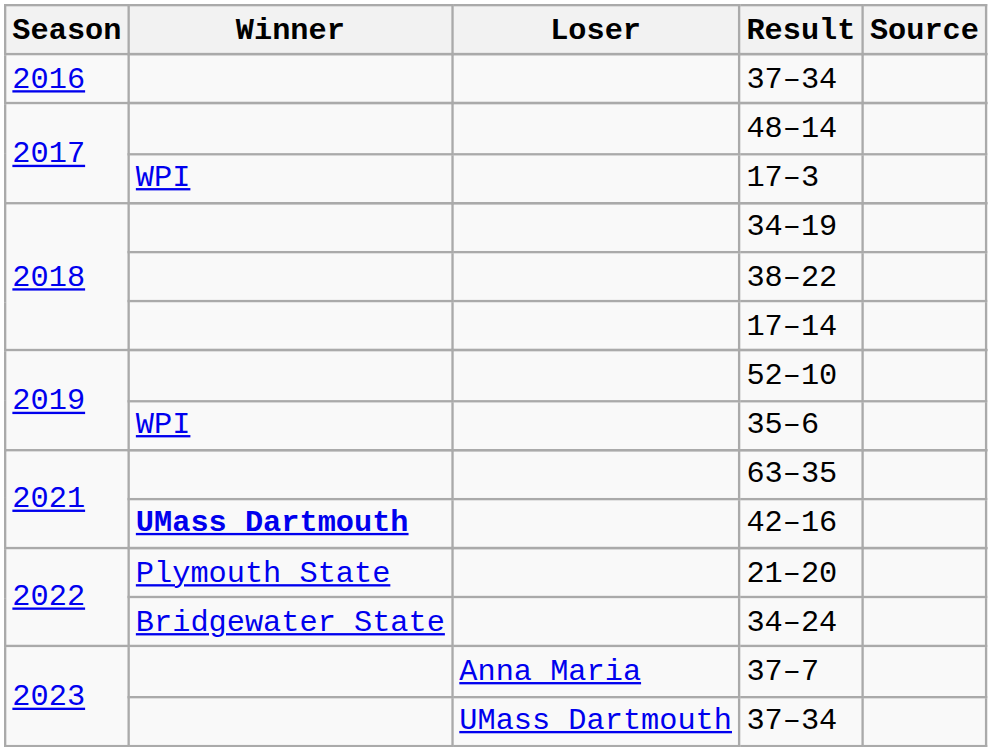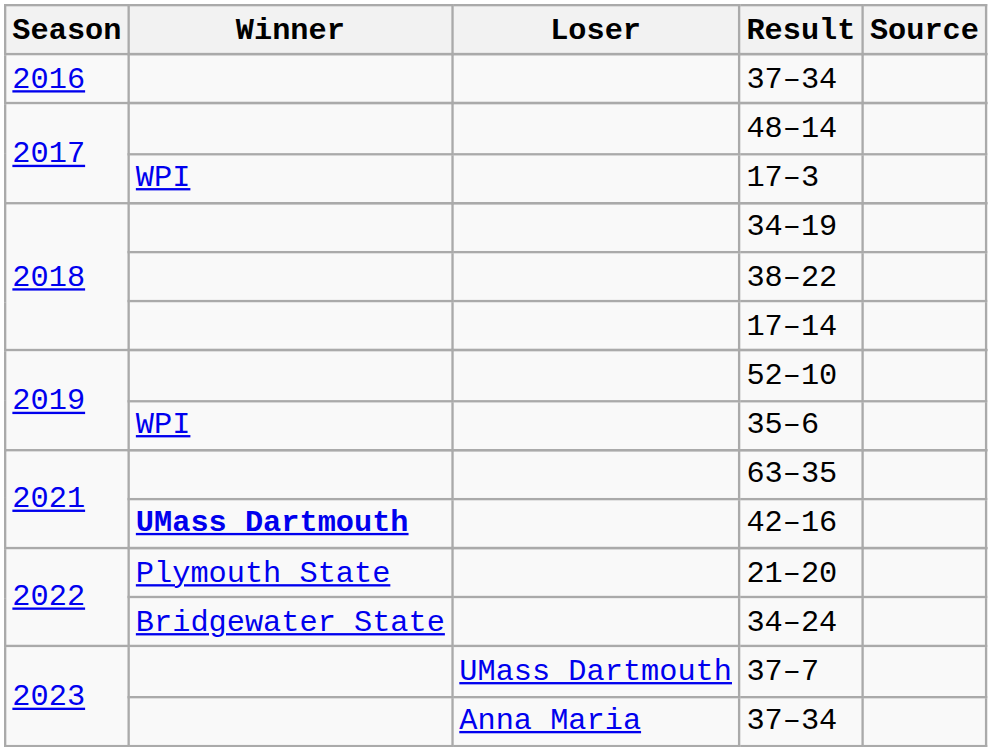(550, 672) Anna Maria -> (596, 672) UMass Dartmouth
(596, 721) UMass Dartmouth -> (550, 721) Anna Maria
